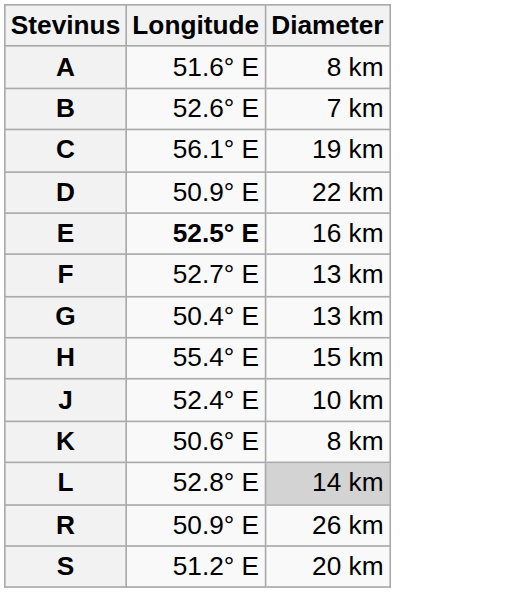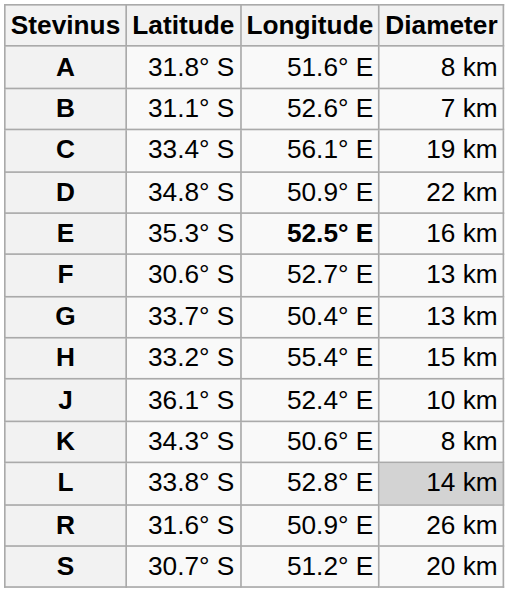+ column: (183, 25)
